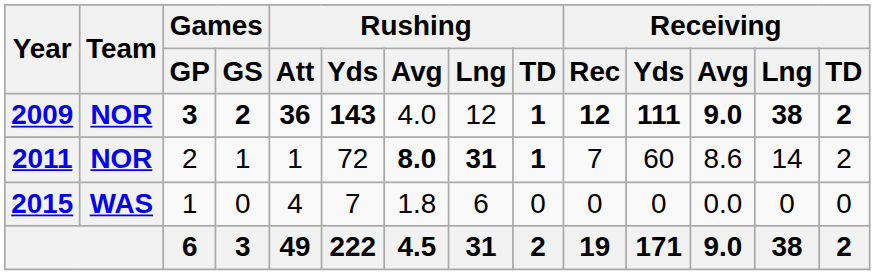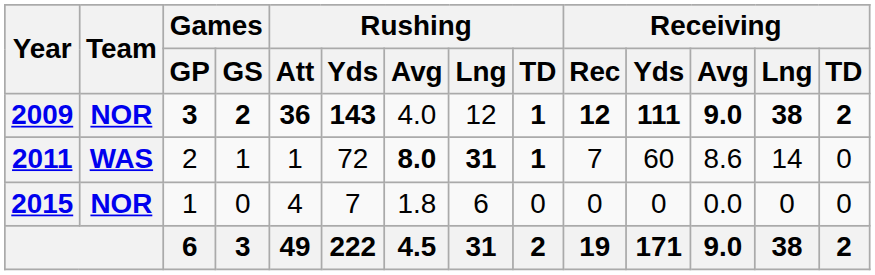(121, 159) NOR -> (121, 159) WAS
(844, 159) 2 -> (844, 159) 0
(121, 203) WAS -> (121, 203) NOR
